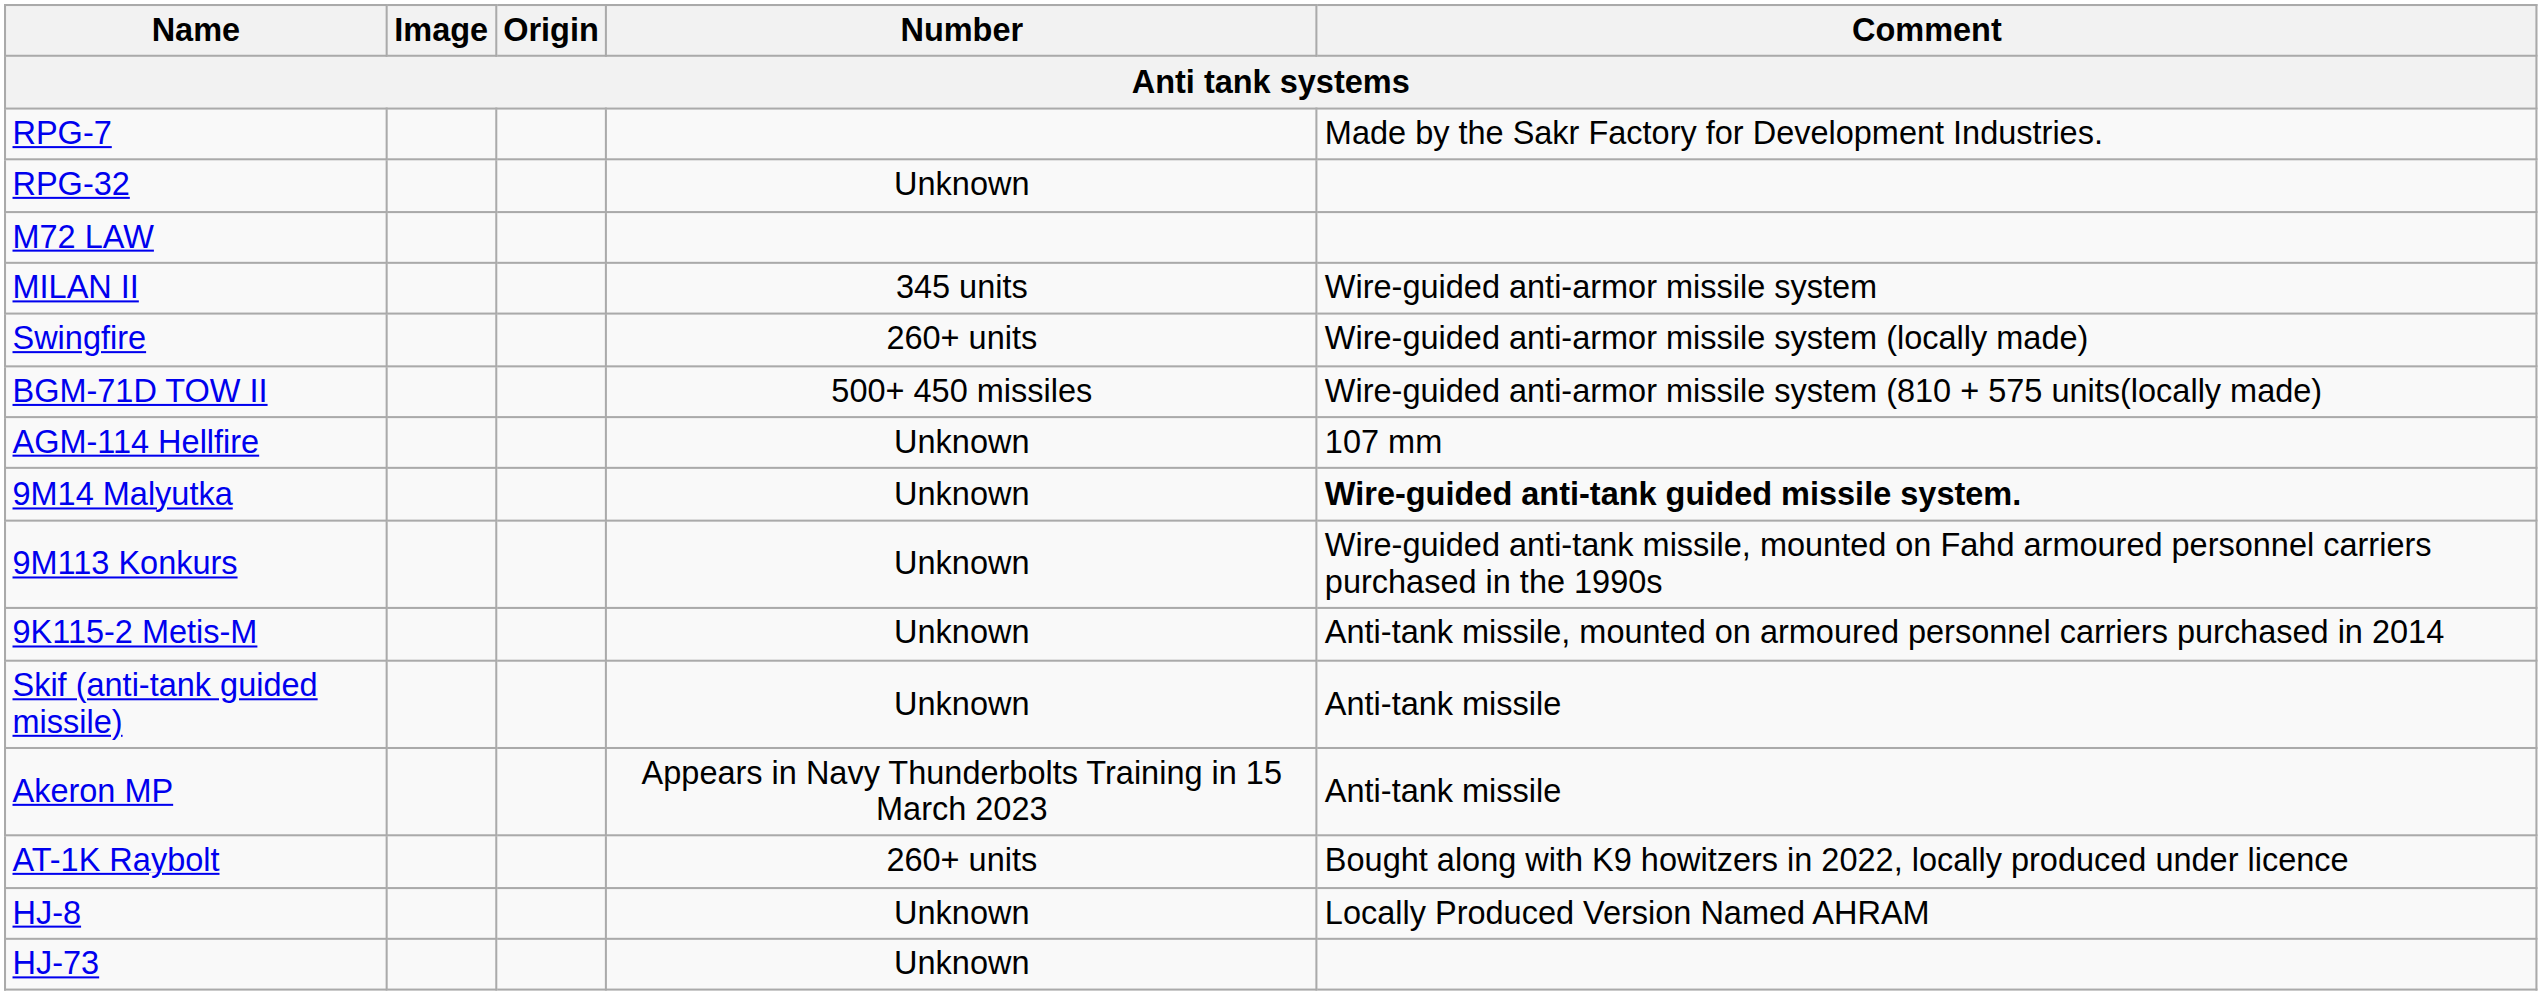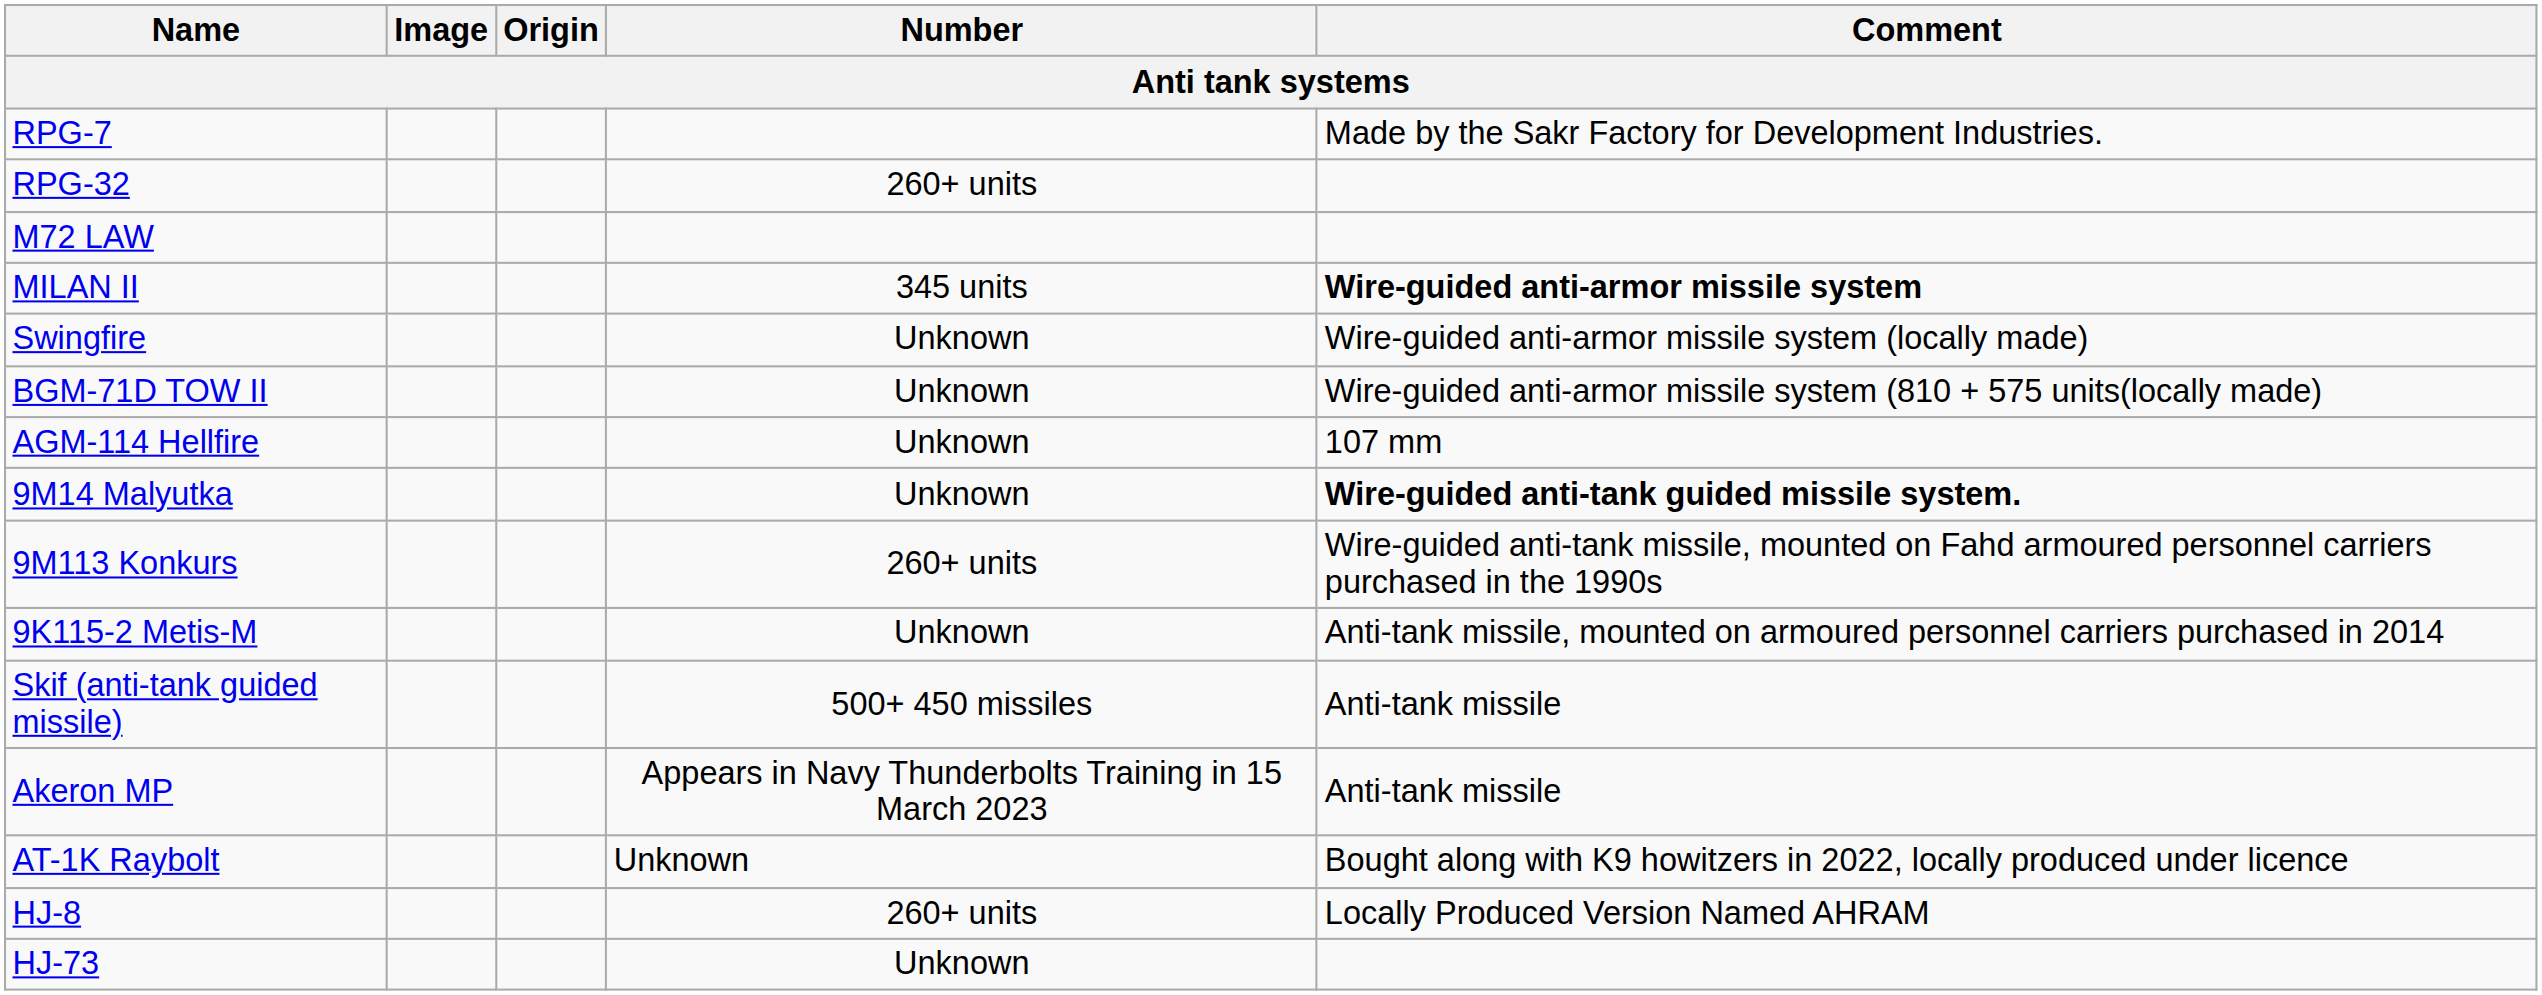(962, 184) Unknown -> (962, 184) 260+ units
(1601, 287) normal -> (1623, 287) bold
(962, 339) 260+ units -> (962, 339) Unknown
(962, 390) 500+ 450 missiles -> (962, 390) Unknown
(962, 563) Unknown -> (962, 563) 260+ units
(962, 703) Unknown -> (962, 703) 500+ 450 missiles
(962, 861) 260+ units -> (681, 861) Unknown
(962, 912) Unknown -> (962, 912) 260+ units
